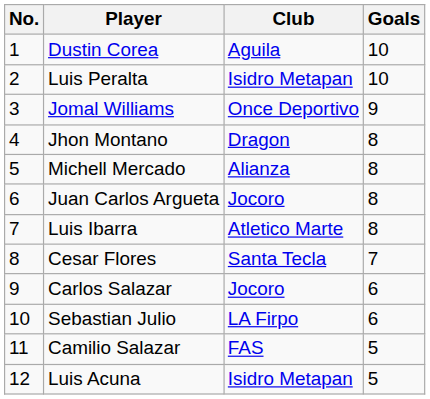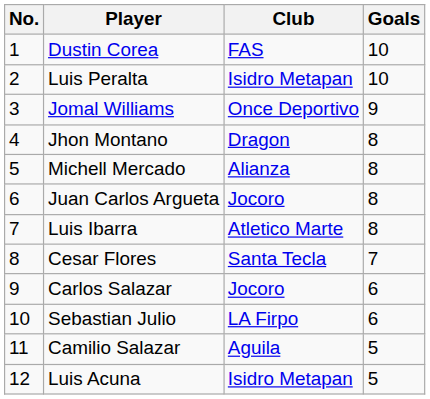(254, 49) Aguila -> (246, 49) FAS
(246, 348) FAS -> (254, 348) Aguila
